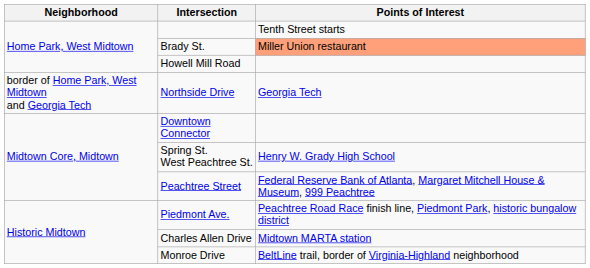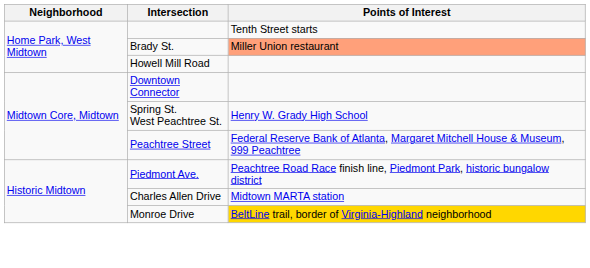- row: (197, 93)
(388, 255) no background -> (361, 214) gold background
